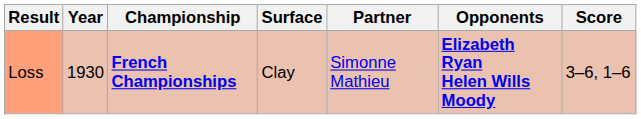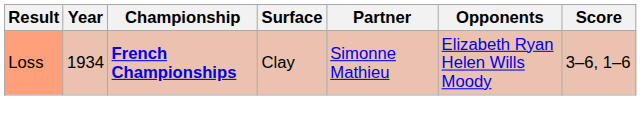(85, 72) 1930 -> (85, 62) 1934
(486, 72) bold -> (498, 62) normal
